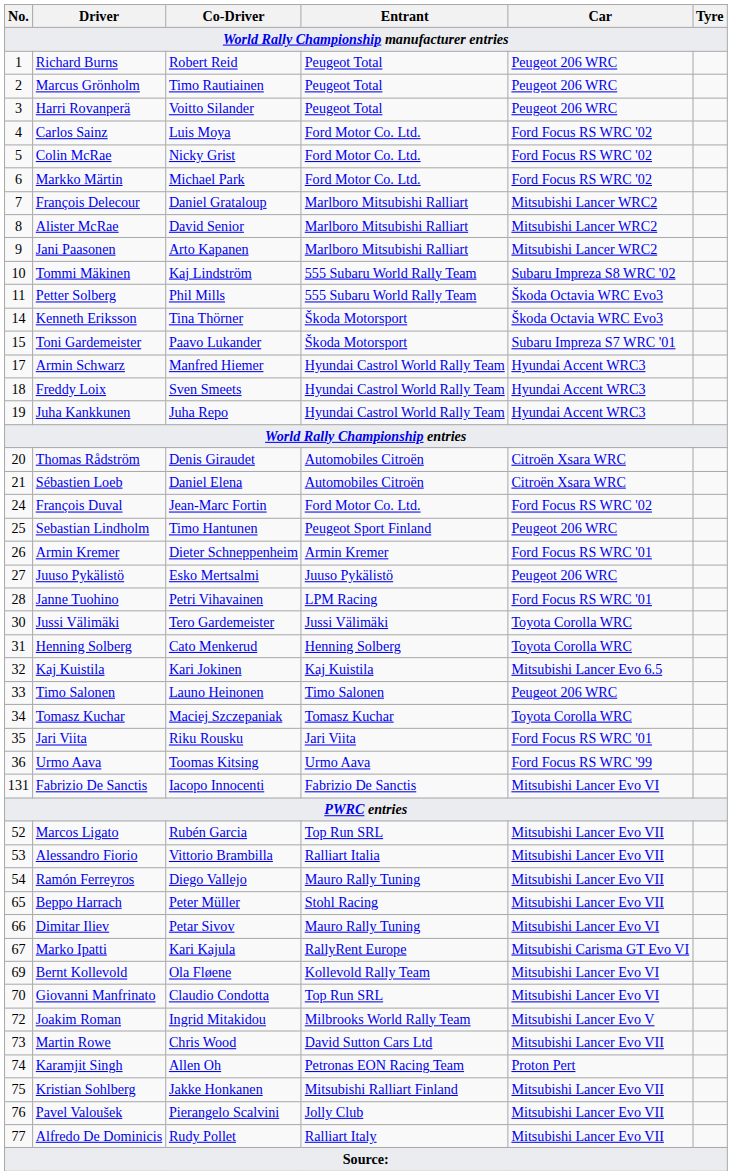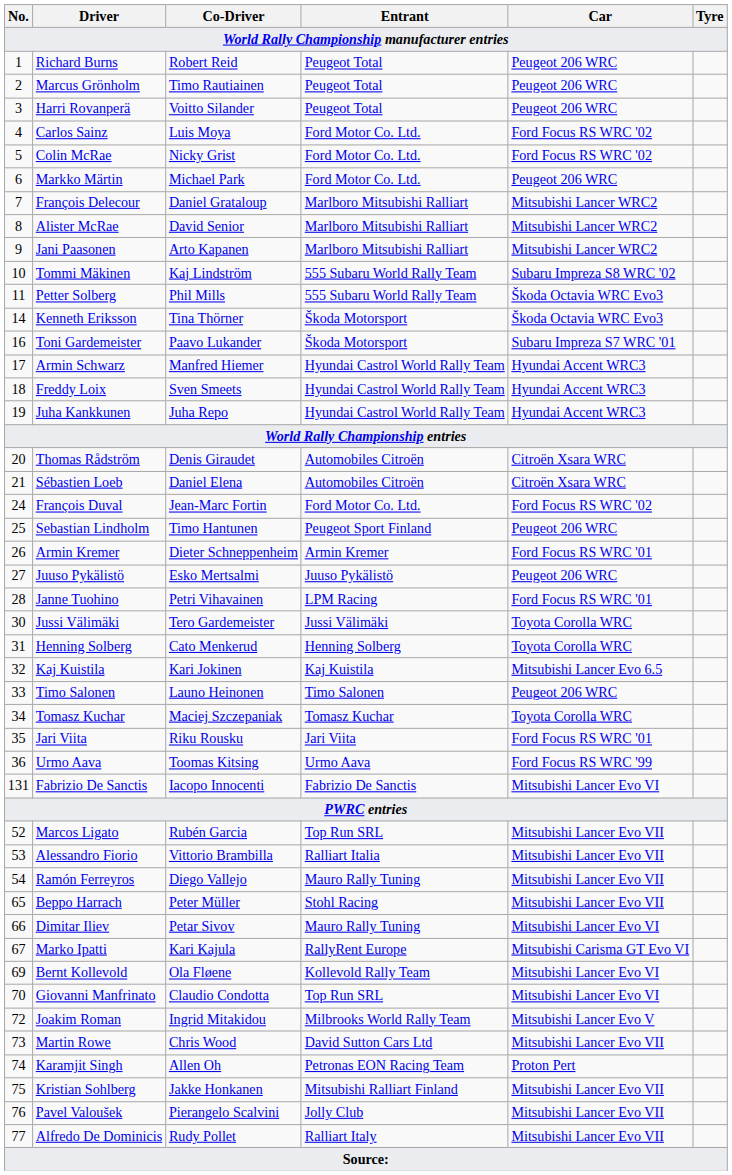(582, 179) Ford Focus RS WRC '02 -> (564, 179) Peugeot 206 WRC
(18, 342) 15 -> (18, 342) 16
